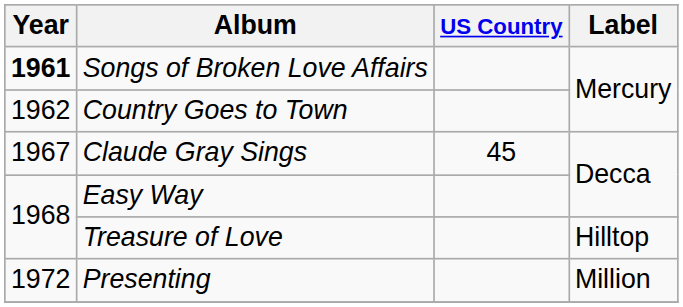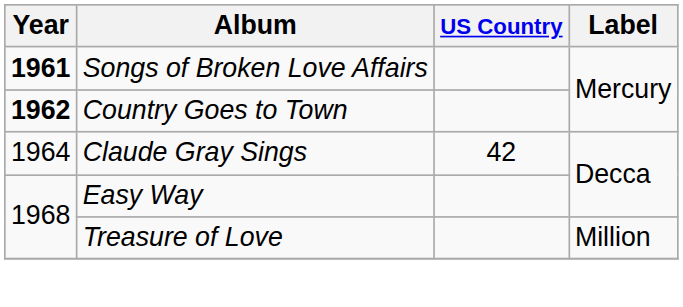(41, 110) normal -> (41, 110) bold
(41, 152) 1967 -> (41, 152) 1964
(501, 152) 45 -> (501, 152) 42
(612, 237) Hilltop -> (613, 237) Million
- row: (147, 279)
